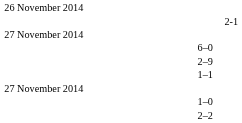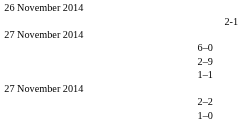rows swapped: (87, 115) <-> (87, 102)
